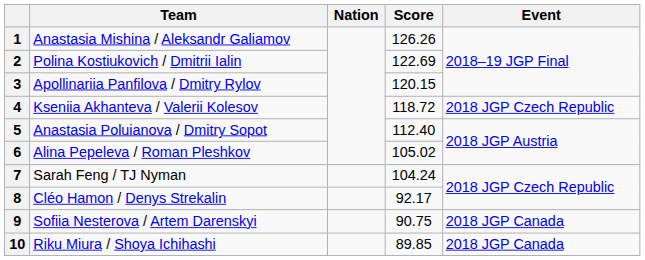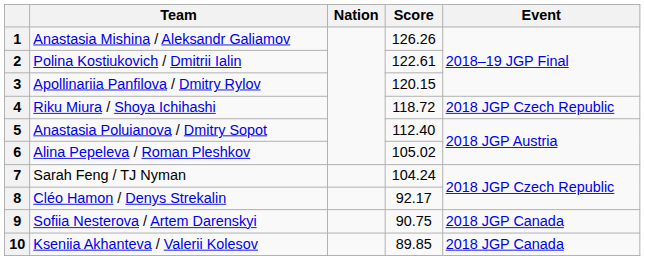(414, 61) 122.69 -> (414, 61) 122.61
(146, 107) Kseniia Akhanteva / Valerii Kolesov -> (125, 107) Riku Miura / Shoya Ichihashi
(125, 244) Riku Miura / Shoya Ichihashi -> (146, 244) Kseniia Akhanteva / Valerii Kolesov
